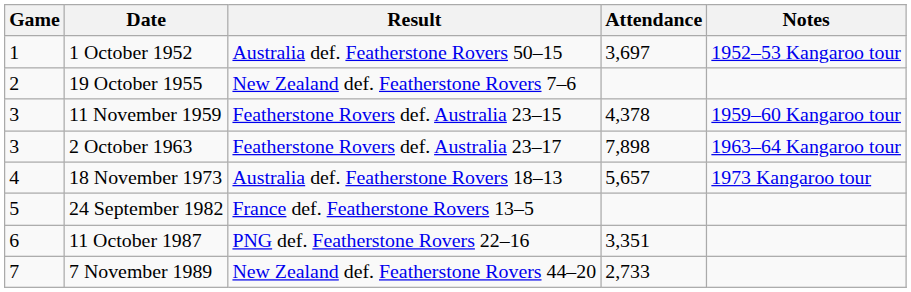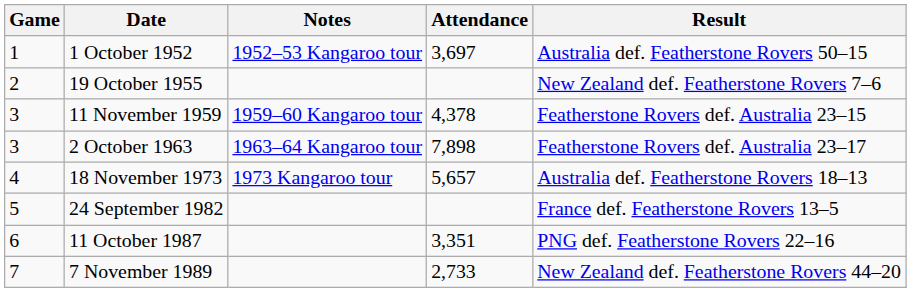columns swapped: (414, 20) <-> (806, 20)
